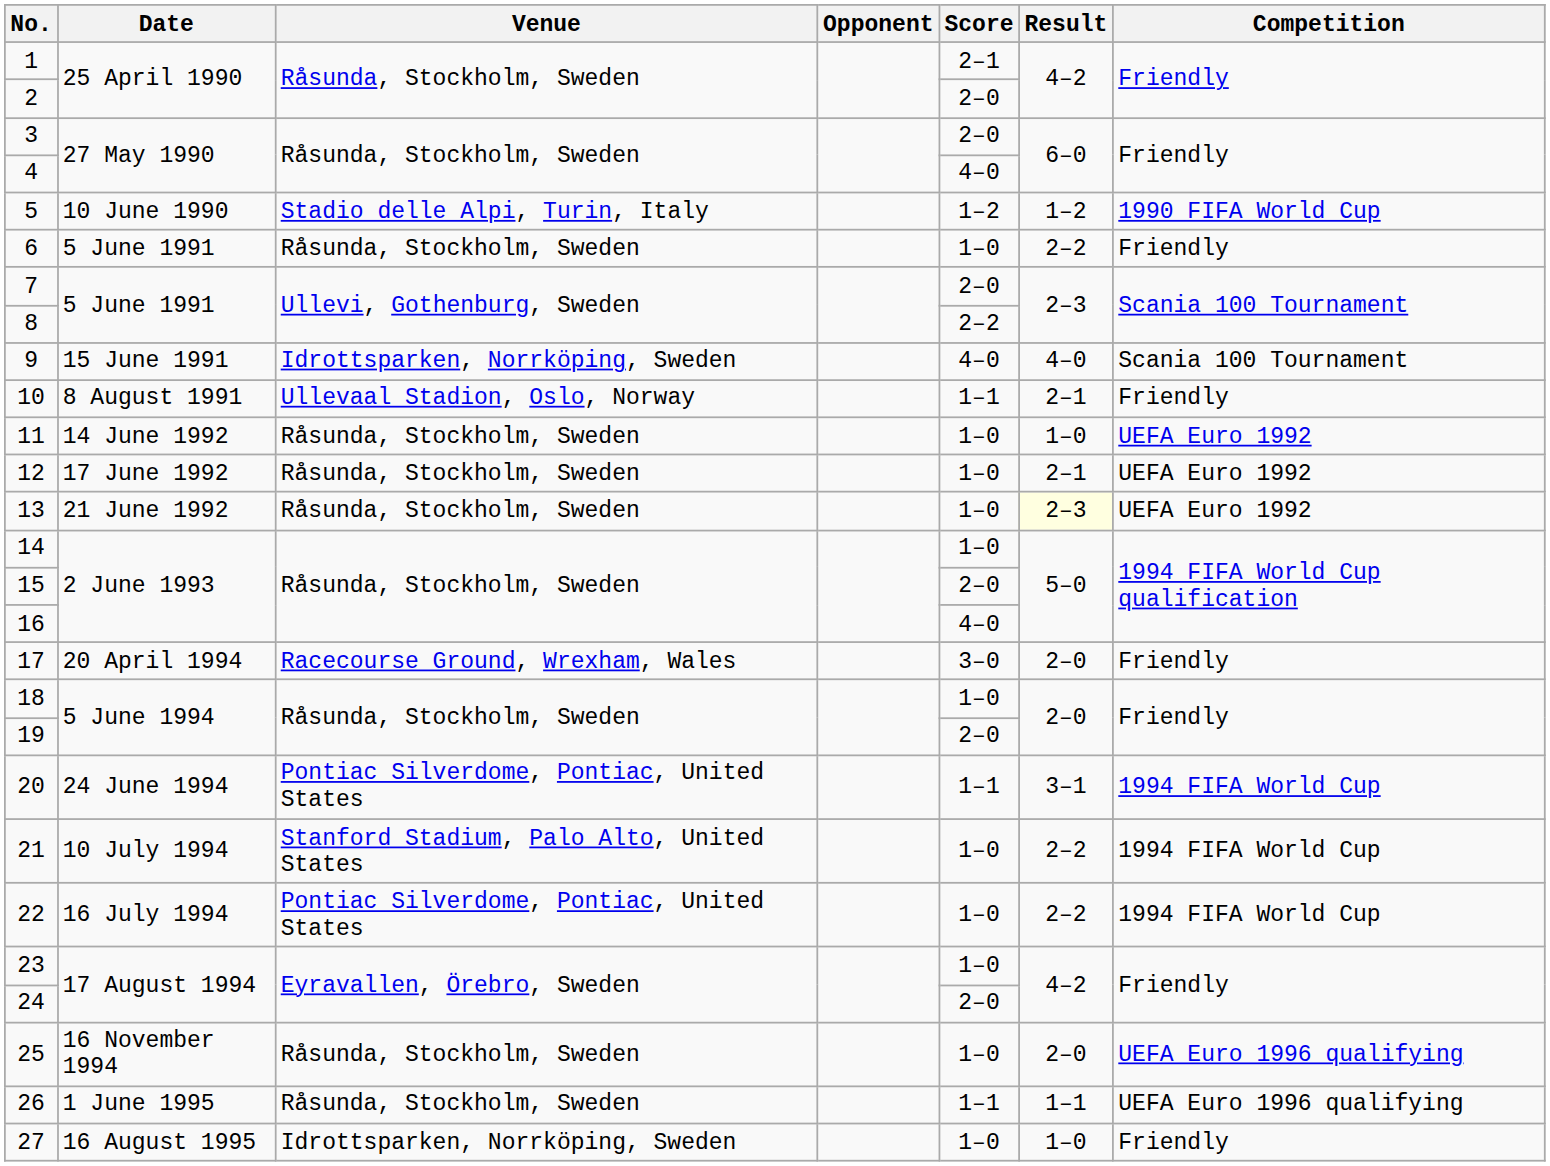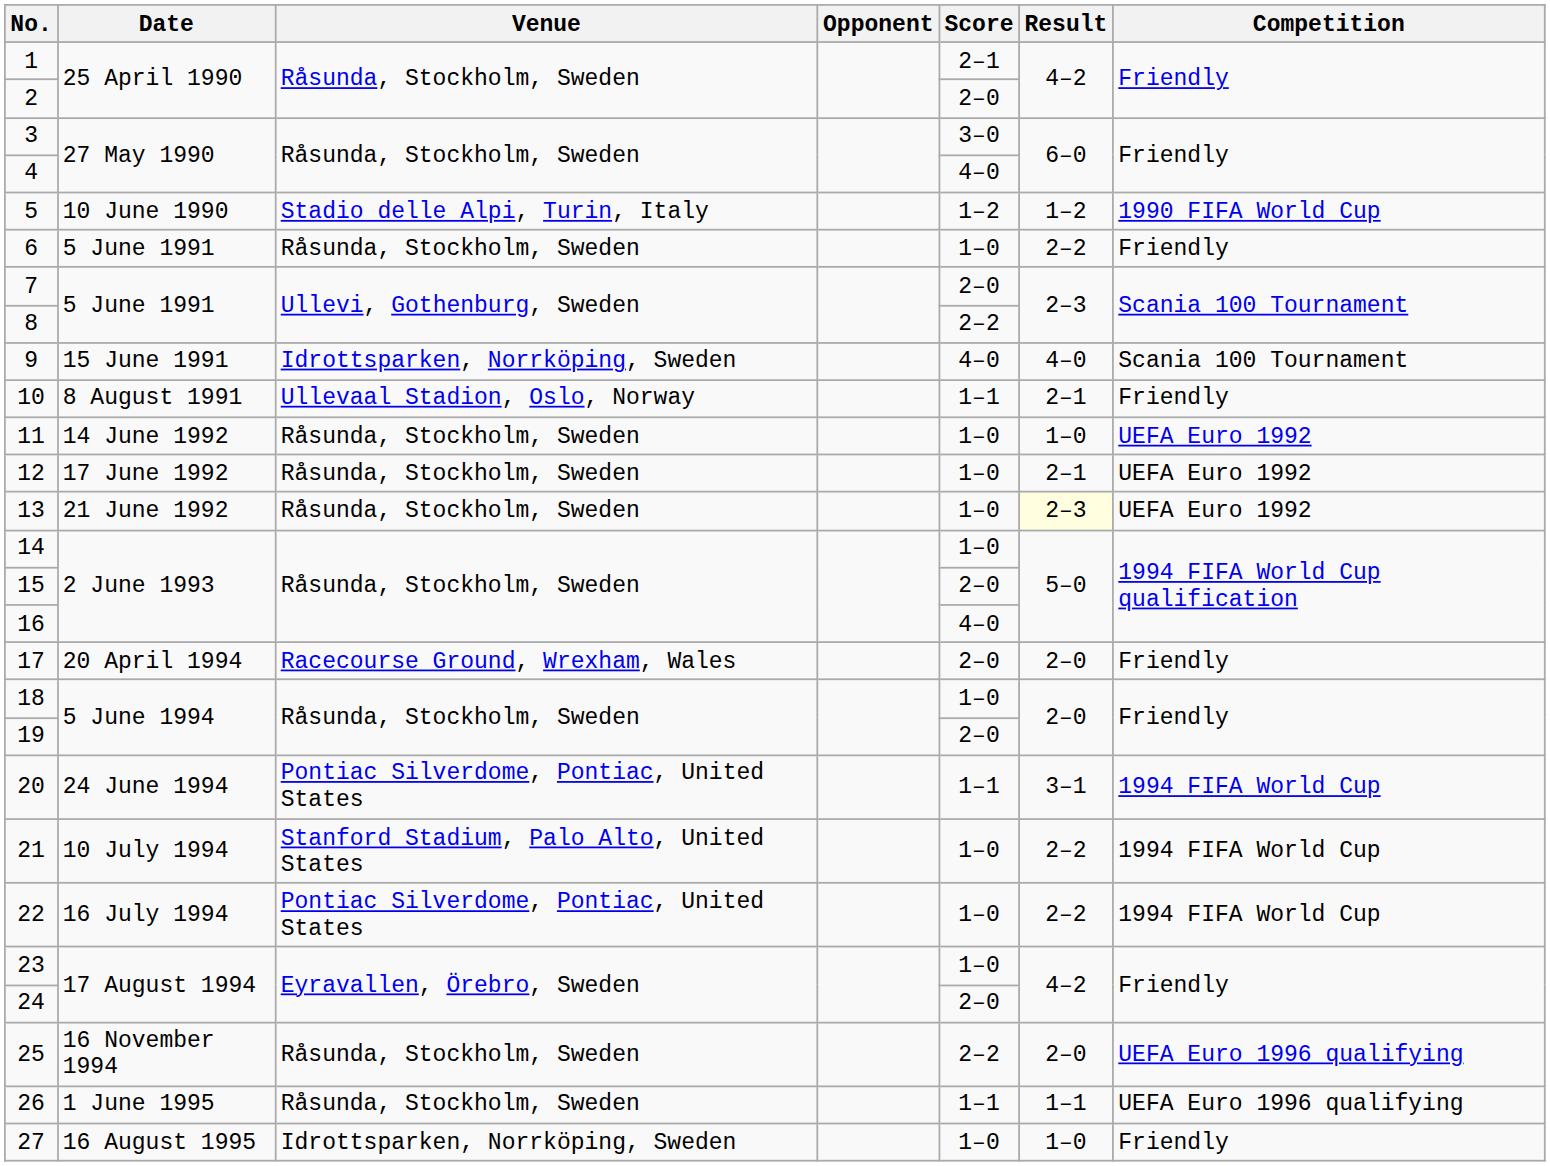(979, 136) 2–0 -> (979, 136) 3–0
(979, 661) 3–0 -> (979, 661) 2–0
(979, 1054) 1–0 -> (979, 1054) 2–2
